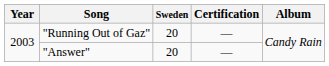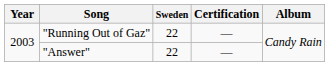(172, 33) 20 -> (172, 33) 22
(172, 52) 20 -> (172, 52) 22
